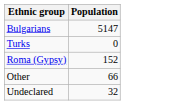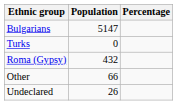+ column: (146, 12)
(110, 60) 152 -> (110, 60) 432
(113, 92) 32 -> (113, 92) 26
